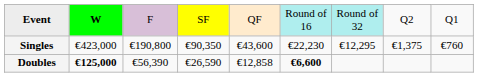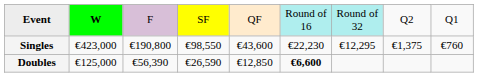(203, 45) €90,350 -> (203, 45) €98,550
(96, 63) bold -> (96, 63) normal
(255, 63) €12,858 -> (255, 63) €12,850
